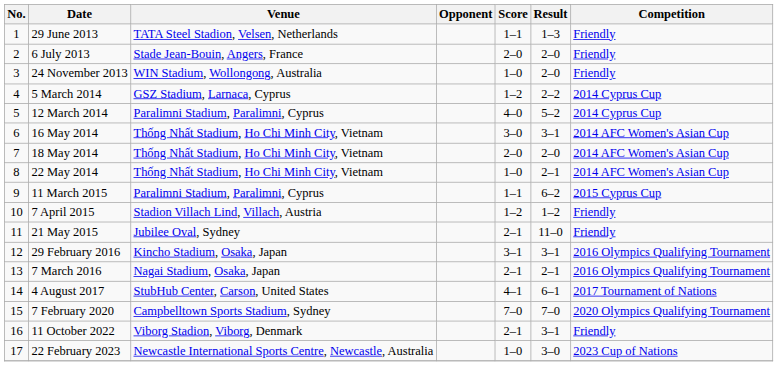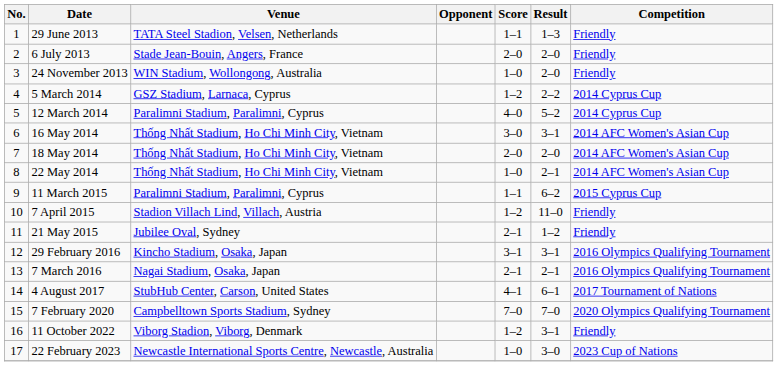(551, 212) 1–2 -> (551, 212) 11–0
(551, 232) 11–0 -> (551, 232) 1–2
(513, 331) 2–1 -> (513, 331) 1–2
